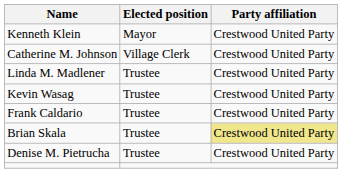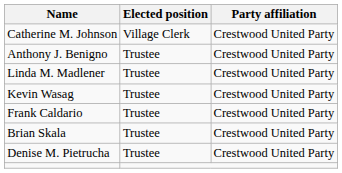- row: (44, 34)
+ row: (57, 53)
(274, 133) khaki background -> (274, 133) no background
